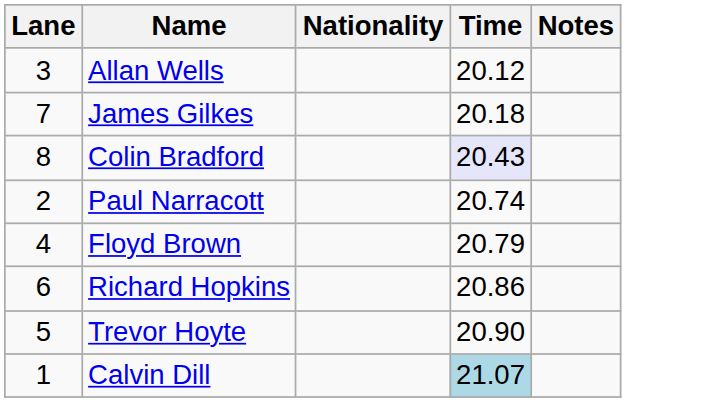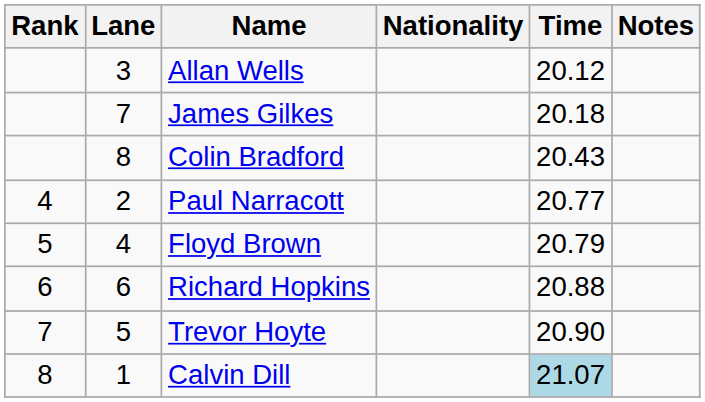+ column: (45, 26)
(491, 157) lavender background -> (571, 157) no background
(491, 200) 20.74 -> (571, 200) 20.77
(491, 288) 20.86 -> (571, 288) 20.88
